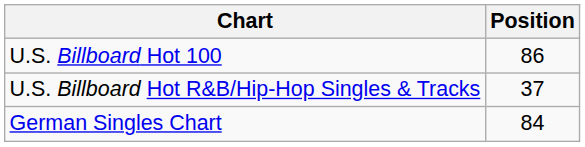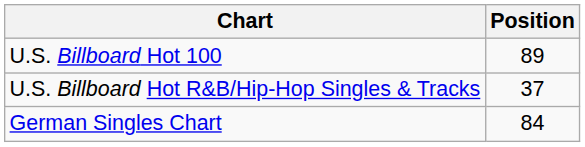(532, 55) 86 -> (532, 55) 89
